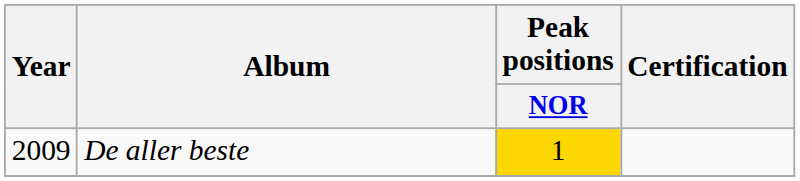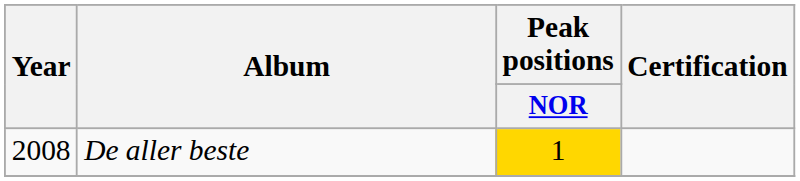(41, 151) 2009 -> (41, 151) 2008
